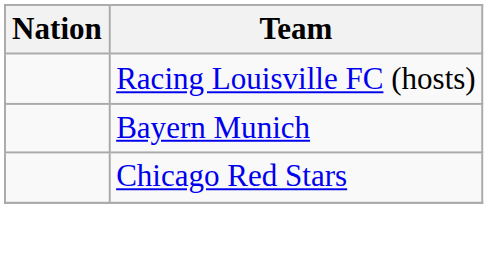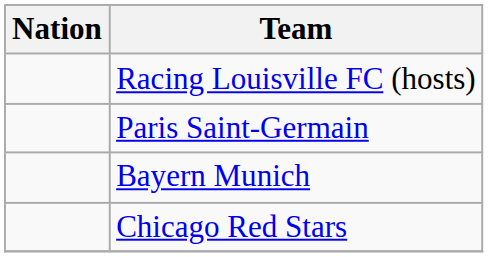+ row: (242, 127)
